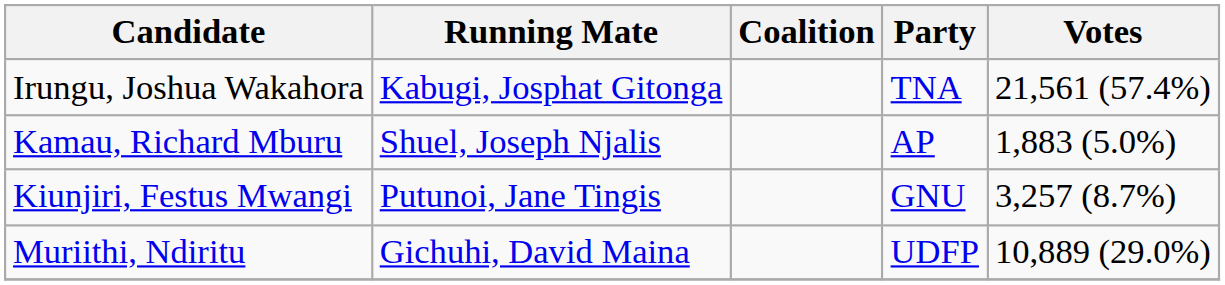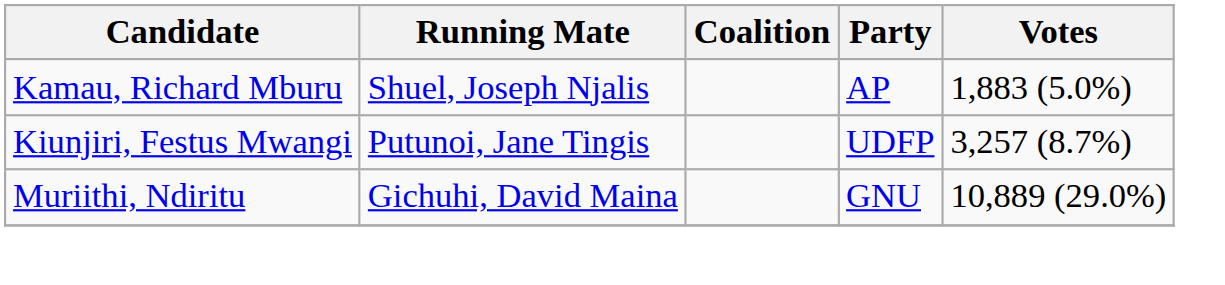- row: (188, 86)
(928, 196) GNU -> (890, 141) UDFP
(935, 251) UDFP -> (884, 196) GNU
